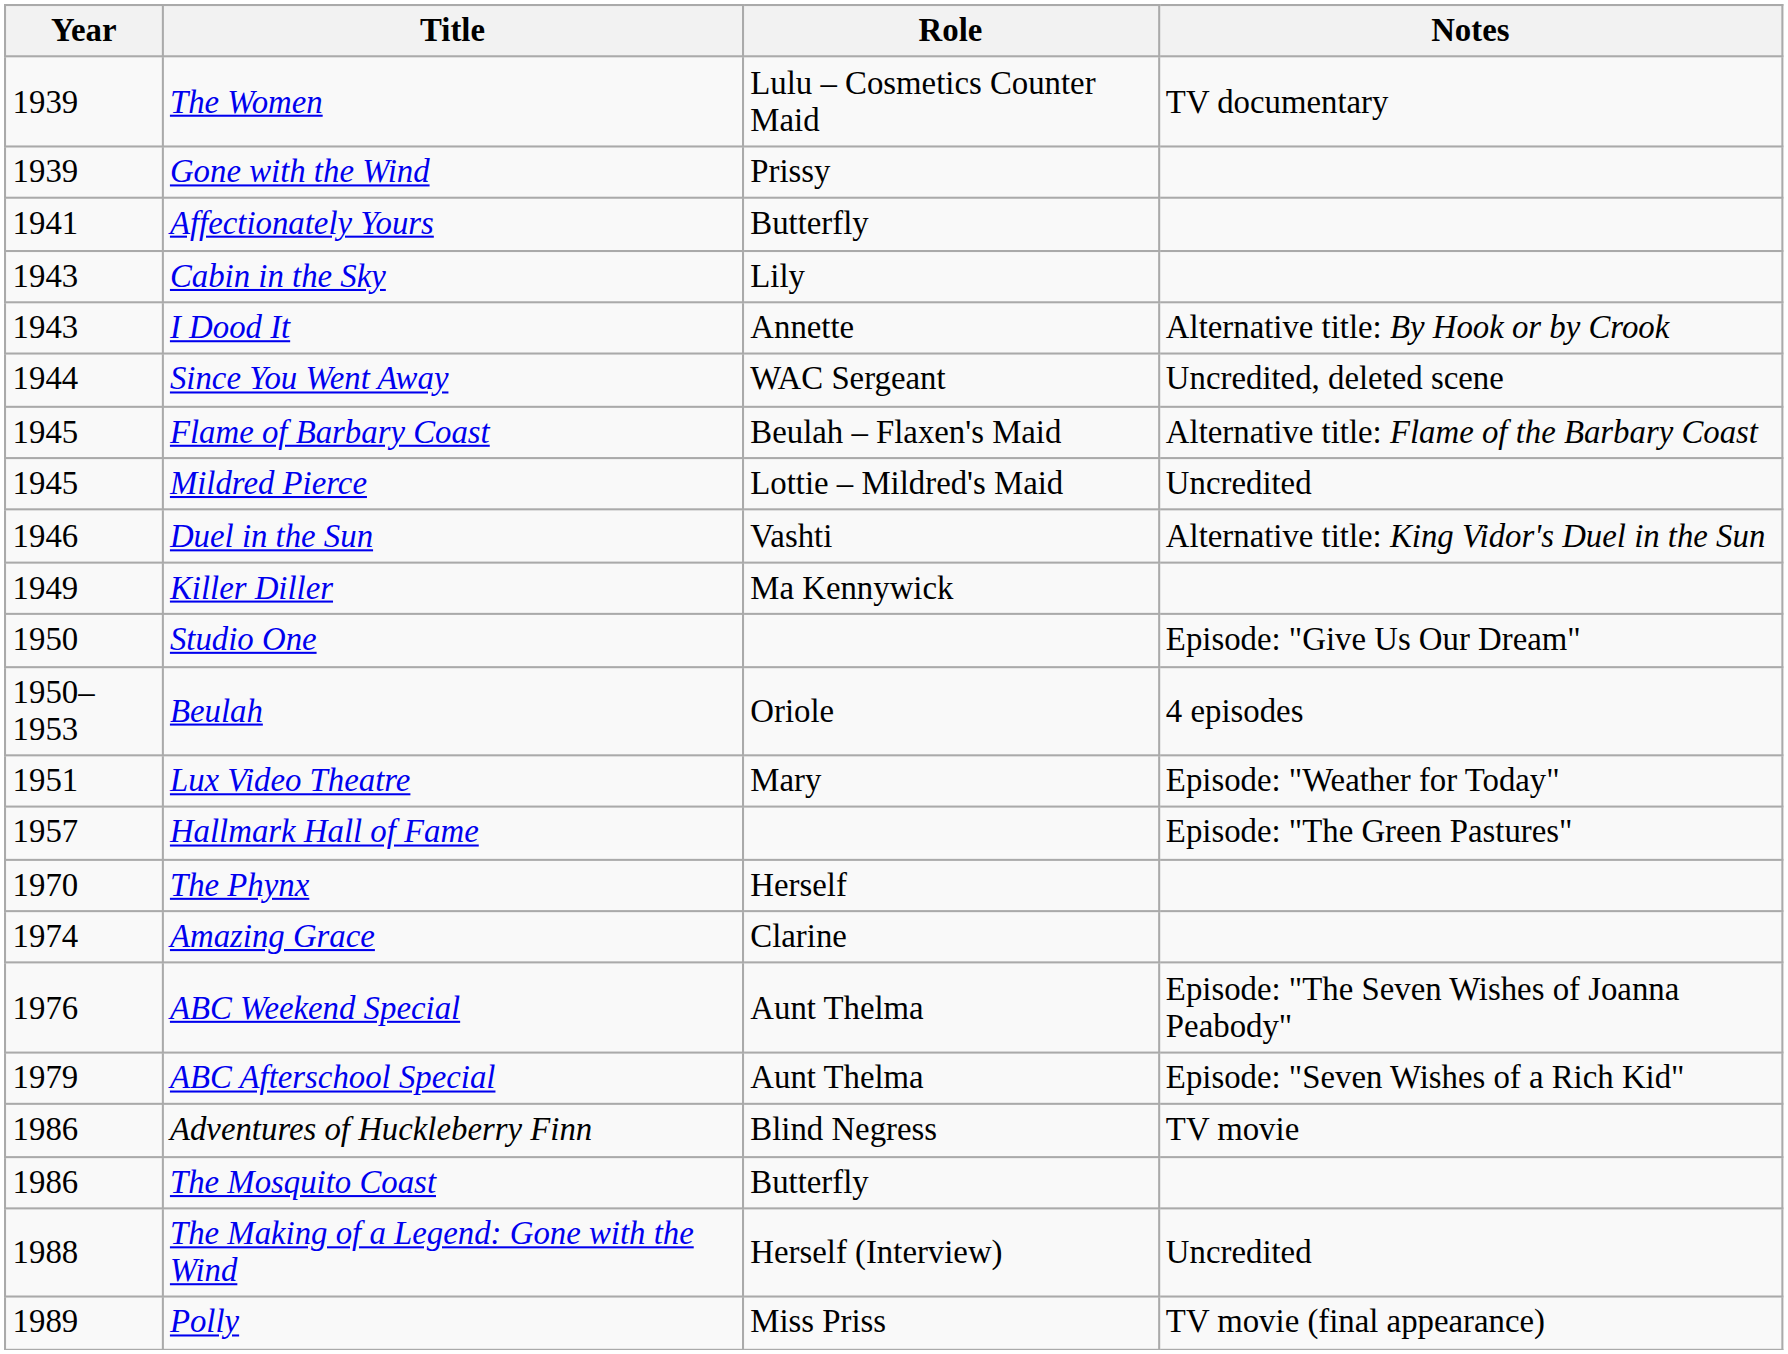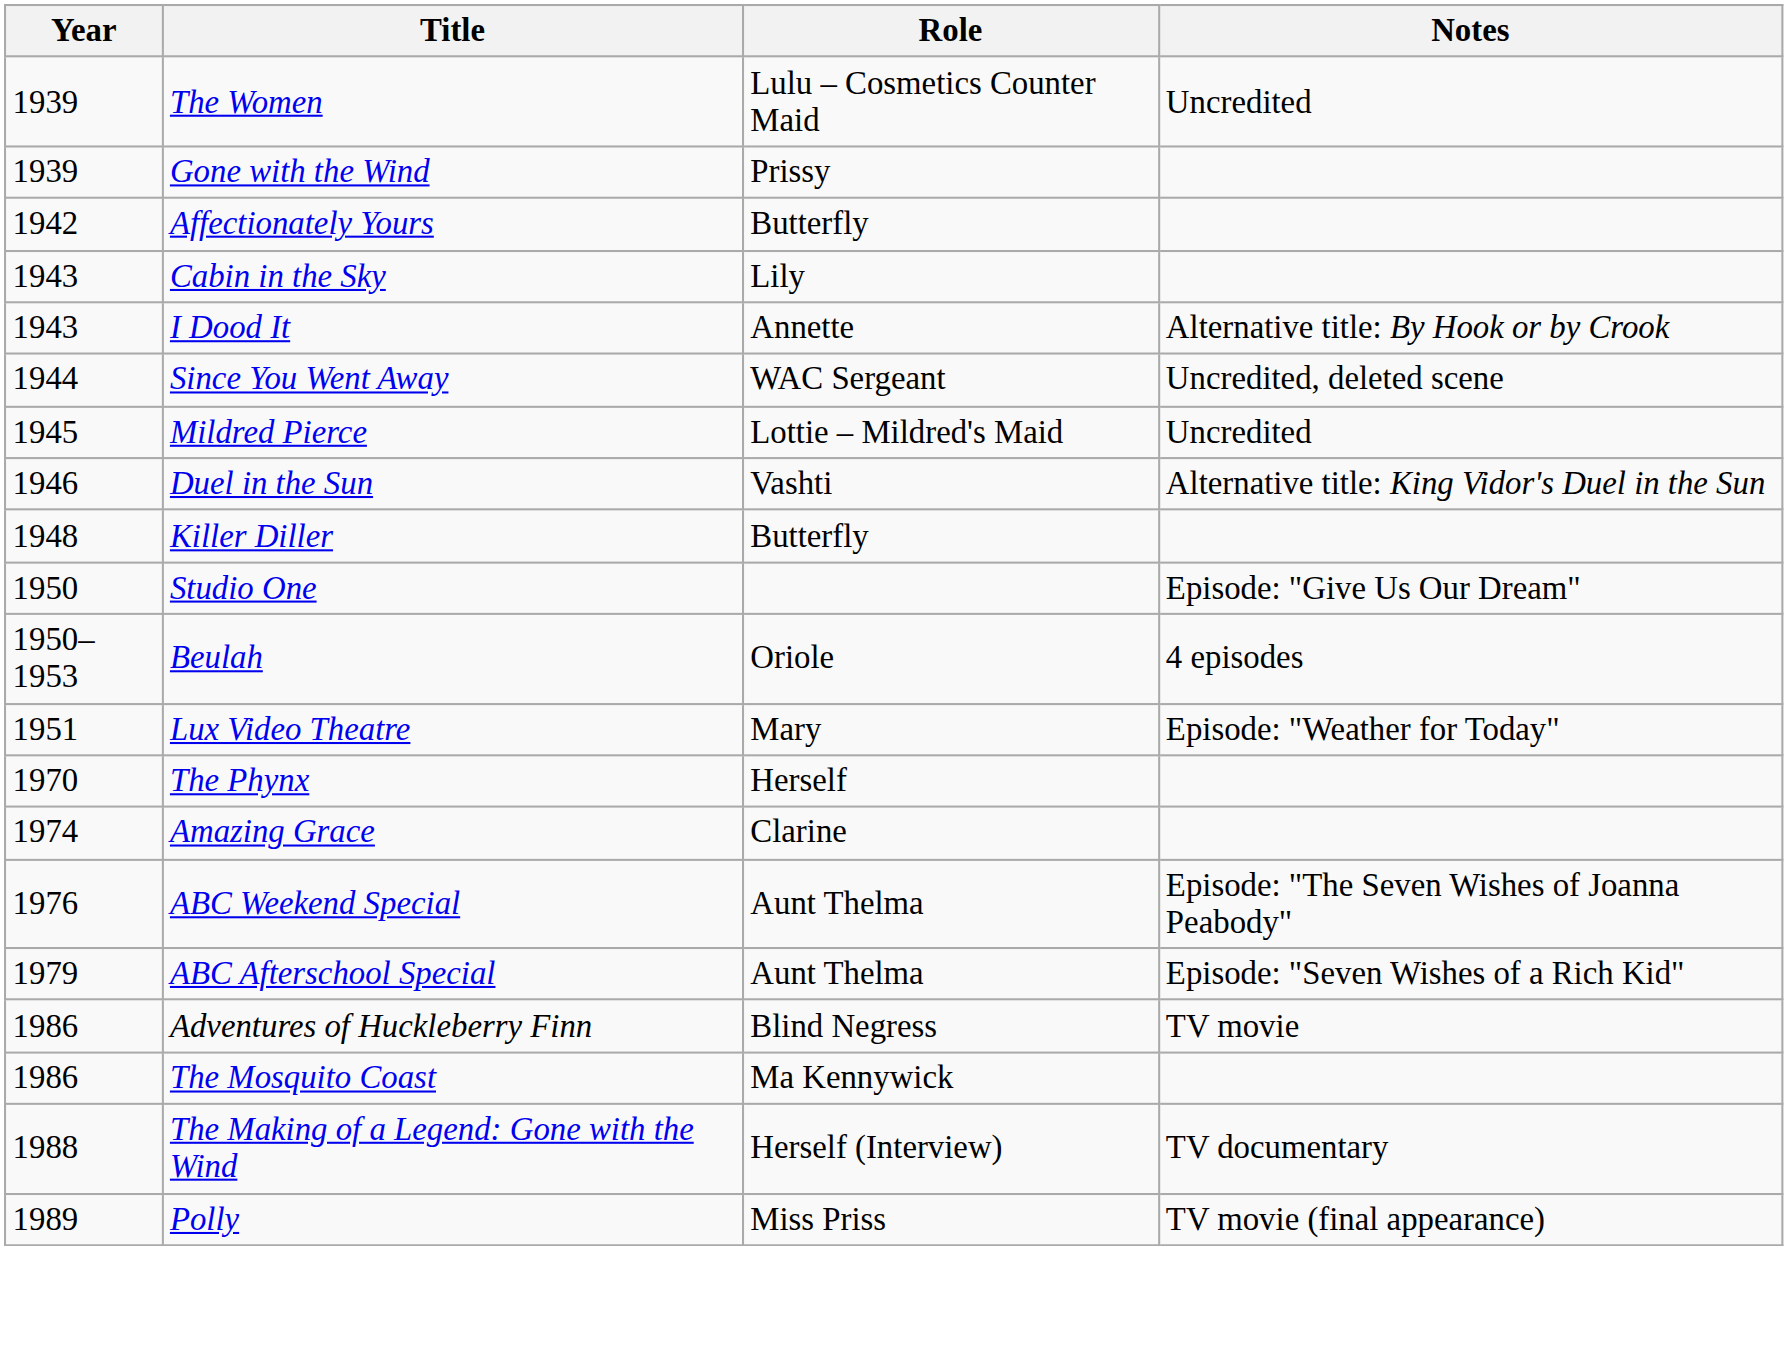(1277, 100) TV documentary -> (1239, 100) Uncredited
(45, 223) 1941 -> (45, 223) 1942
- row: (330, 431)
(45, 587) 1949 -> (45, 535) 1948
(852, 587) Ma Kennywick -> (810, 535) Butterfly
- row: (324, 832)
(810, 1181) Butterfly -> (852, 1077) Ma Kennywick
(1239, 1252) Uncredited -> (1277, 1148) TV documentary
